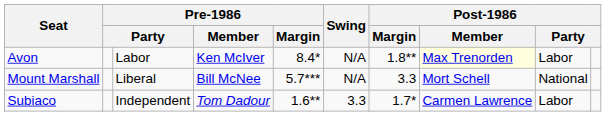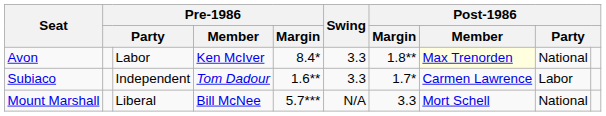(355, 57) N/A -> (357, 57) 3.3
(556, 57) Labor -> (563, 57) National
rows swapped: (53, 79) <-> (32, 100)
